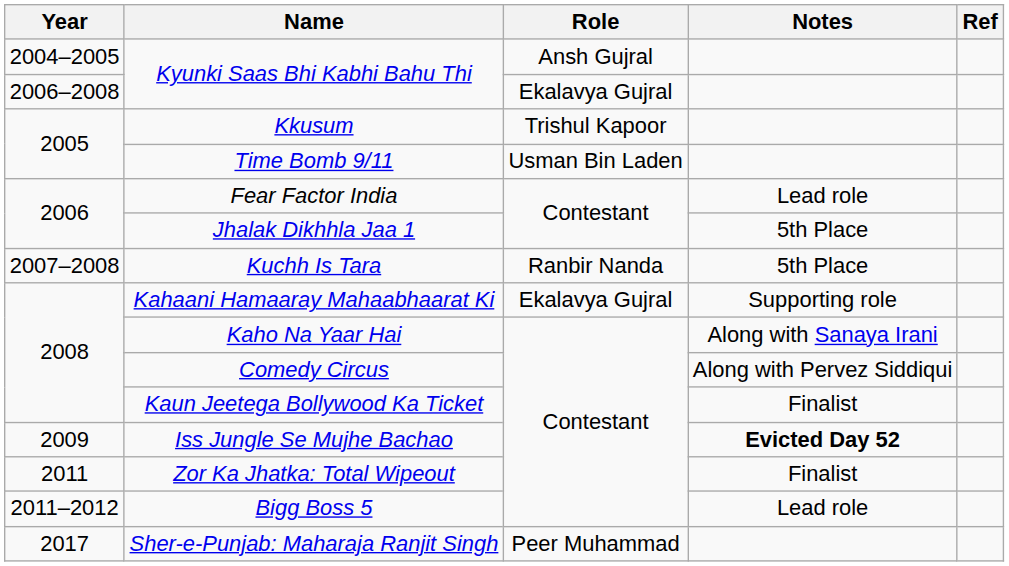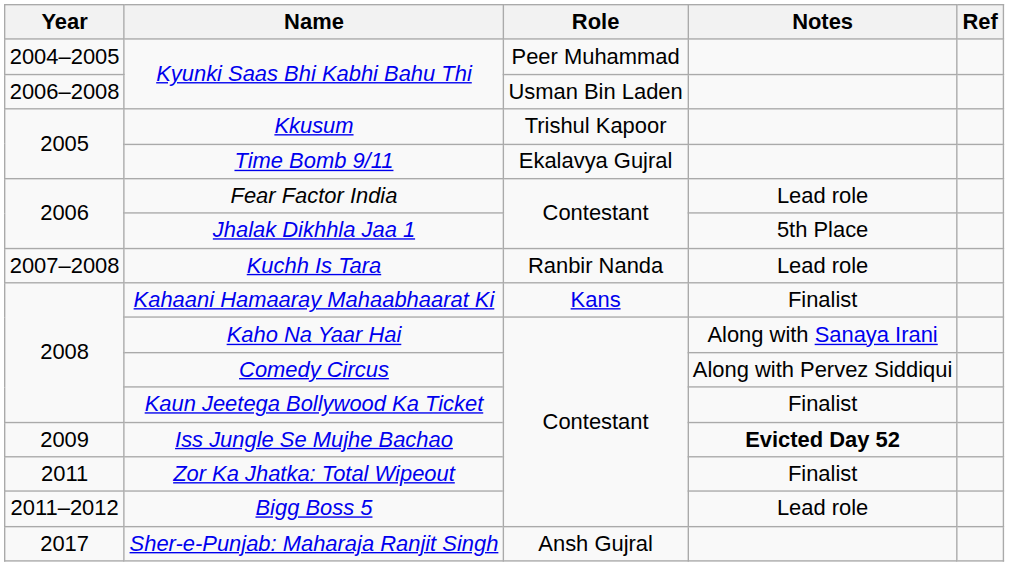(596, 56) Ansh Gujral -> (596, 56) Peer Muhammad
(596, 91) Ekalavya Gujral -> (596, 91) Usman Bin Laden
(596, 160) Usman Bin Laden -> (596, 160) Ekalavya Gujral
(823, 265) 5th Place -> (823, 265) Lead role
(596, 299) Ekalavya Gujral -> (596, 299) Kans
(823, 299) Supporting role -> (823, 299) Finalist
(596, 543) Peer Muhammad -> (596, 543) Ansh Gujral
